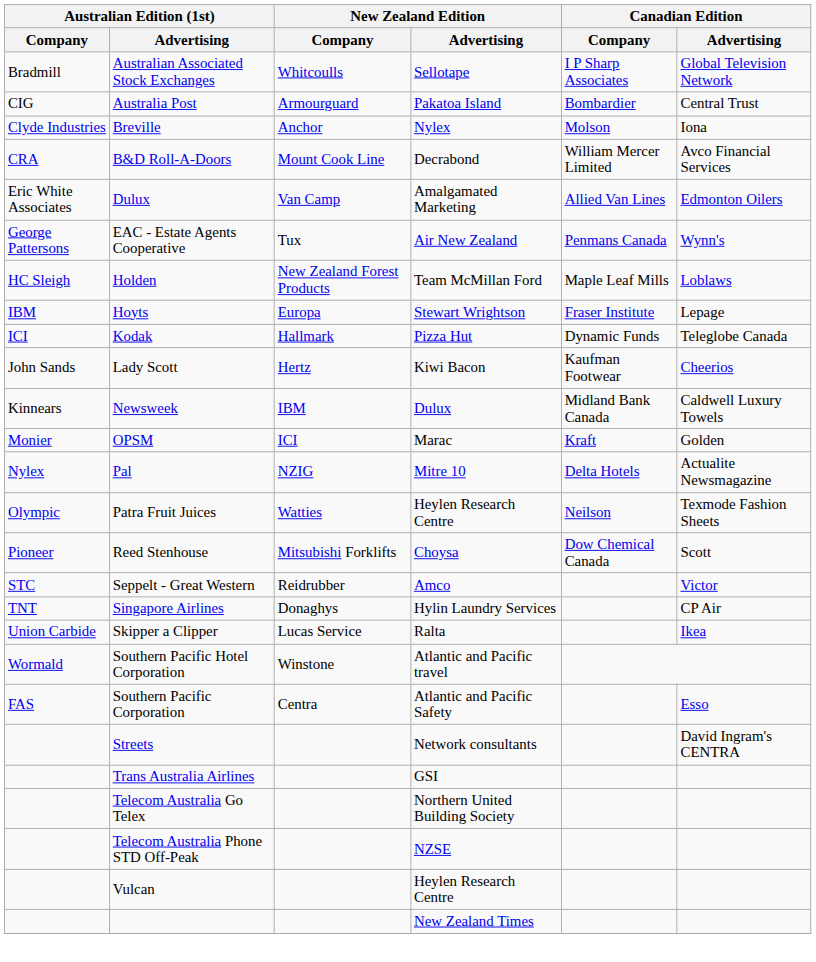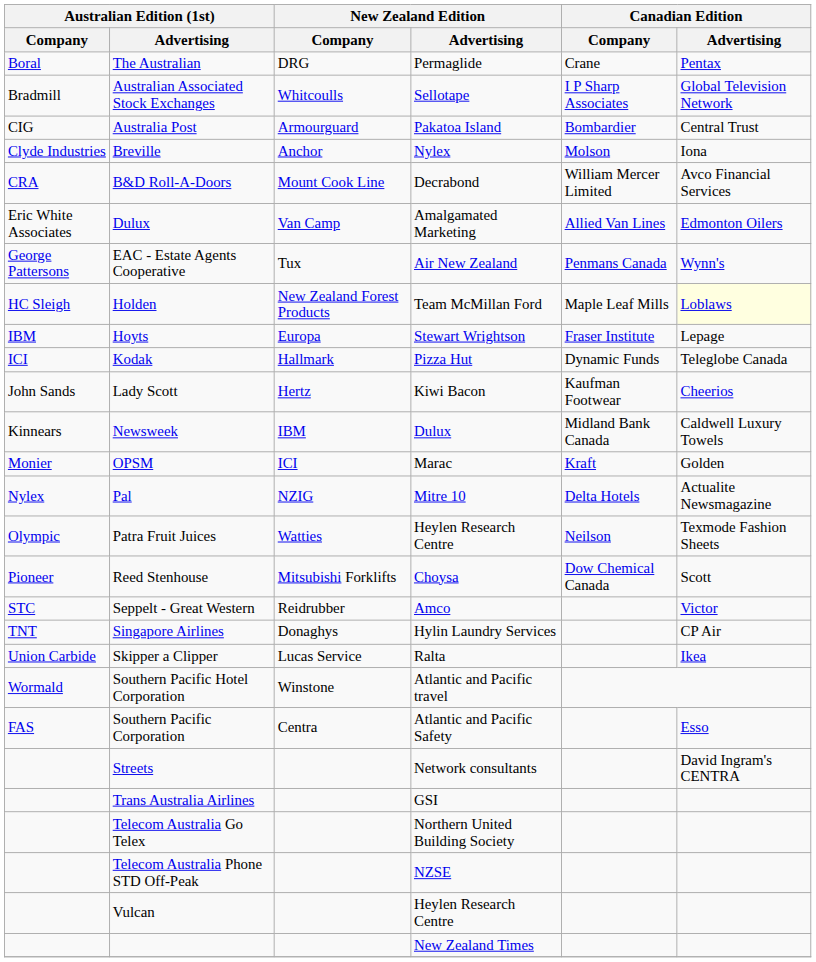+ row: (157, 63)
(706, 280) no background -> (706, 304) lightyellow background
